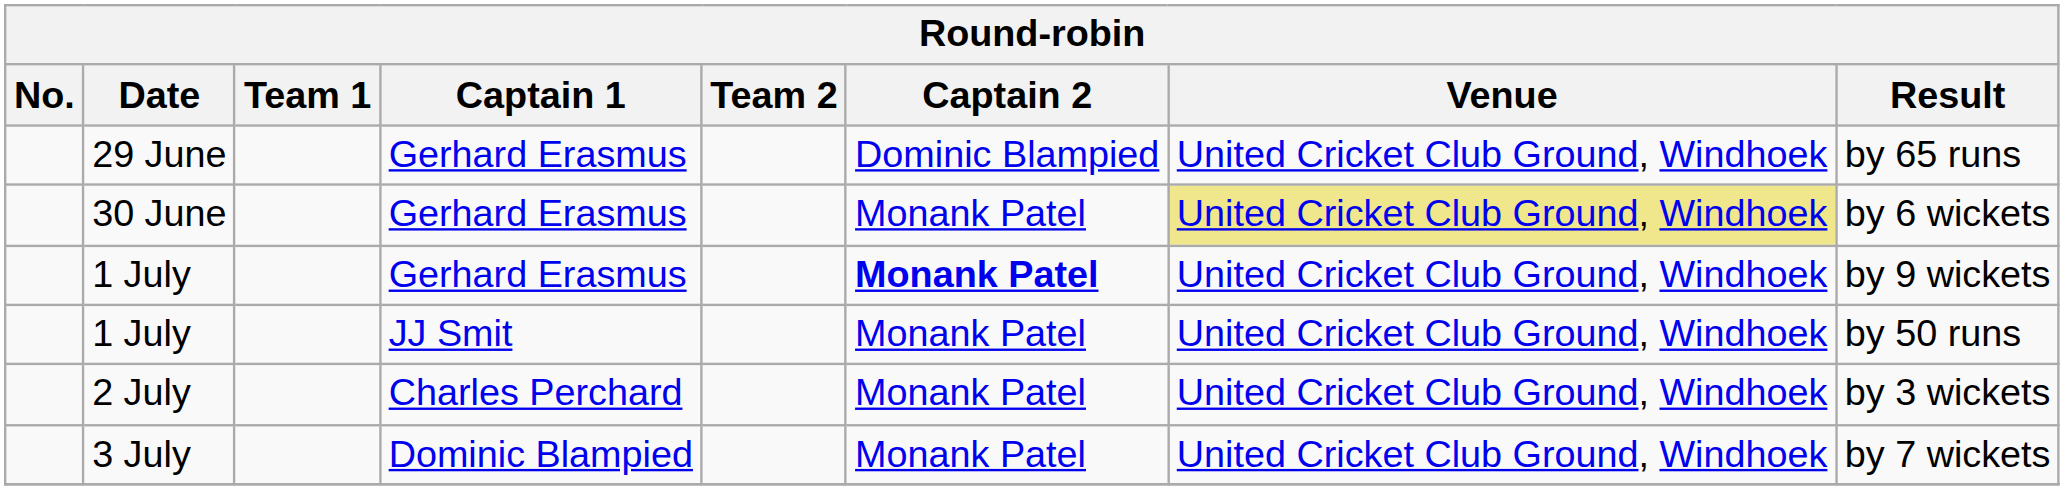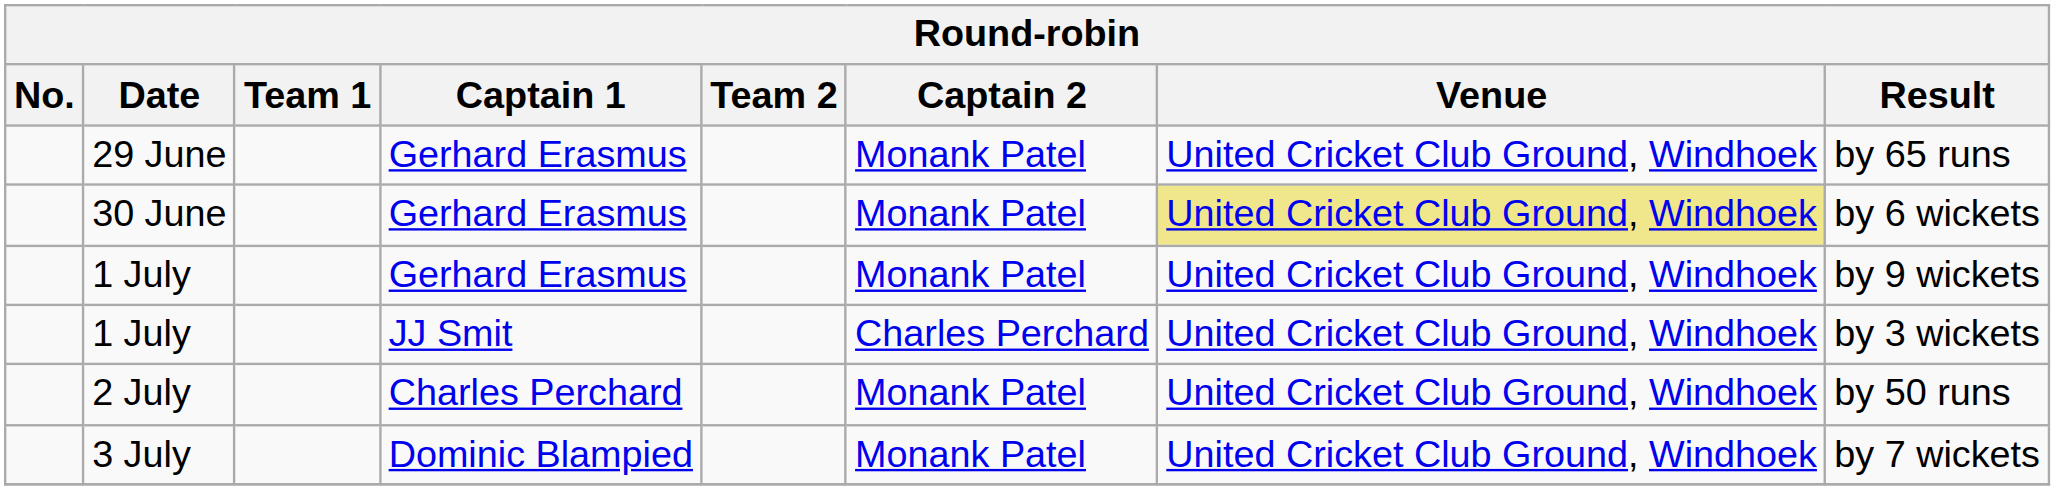(1007, 154) Dominic Blampied -> (971, 154) Monank Patel
(977, 273) bold -> (971, 273) normal
(971, 333) Monank Patel -> (1002, 333) Charles Perchard
(1933, 333) by 50 runs -> (1937, 333) by 3 wickets
(1948, 393) by 3 wickets -> (1922, 393) by 50 runs
